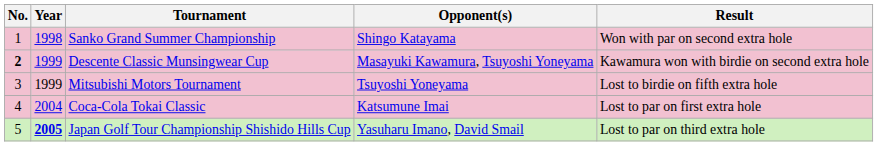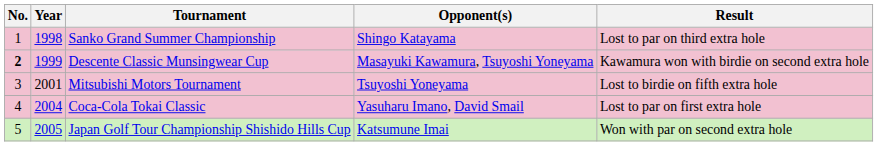(696, 38) Won with par on second extra hole -> (682, 38) Lost to par on third extra hole
(48, 84) 1999 -> (48, 84) 2001
(403, 107) Katsumune Imai -> (440, 107) Yasuharu Imano, David Smail
(48, 130) bold -> (48, 130) normal
(440, 130) Yasuharu Imano, David Smail -> (403, 130) Katsumune Imai
(682, 130) Lost to par on third extra hole -> (696, 130) Won with par on second extra hole
